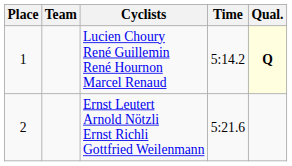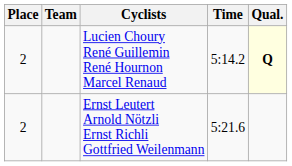(23, 59) 1 -> (23, 59) 2
